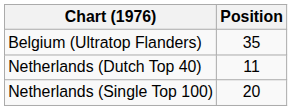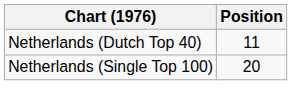- row: (105, 42)
